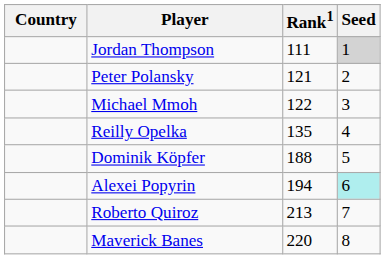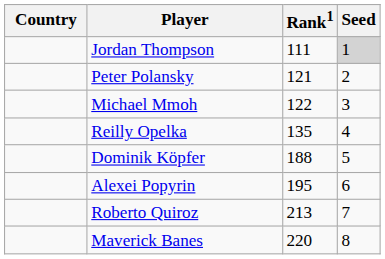(299, 185) 194 -> (299, 185) 195
(346, 185) paleturquoise background -> (346, 185) no background
